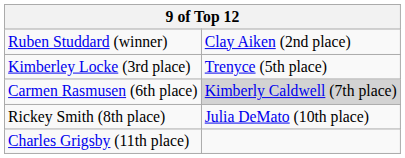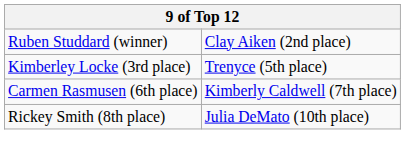(301, 91) lightgrey background -> (301, 91) no background
- row: (99, 141)
